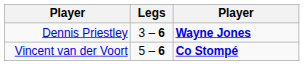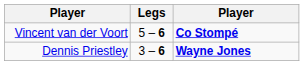rows swapped: (71, 51) <-> (85, 32)
